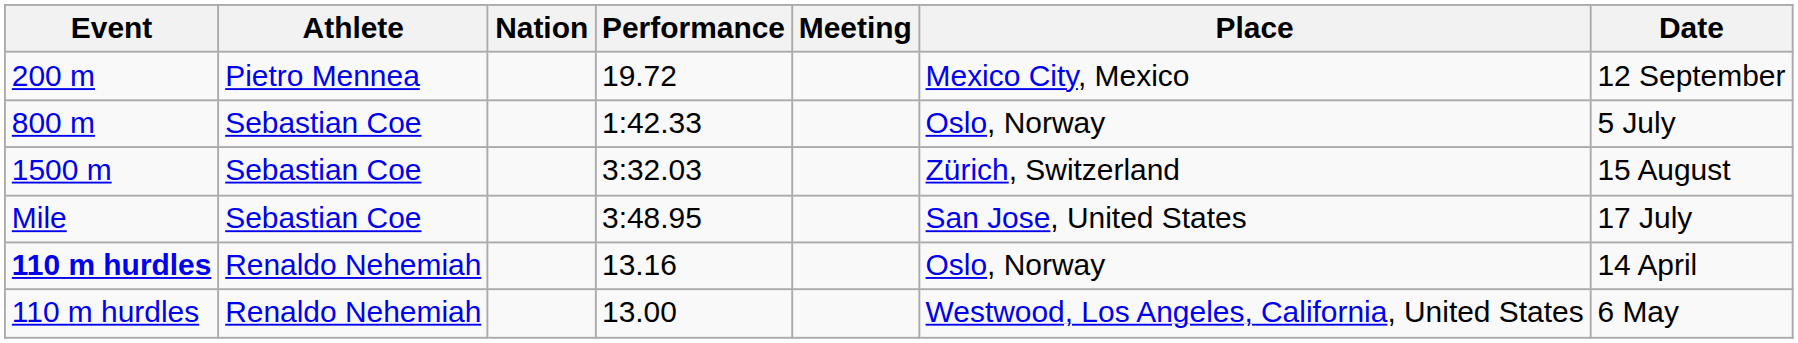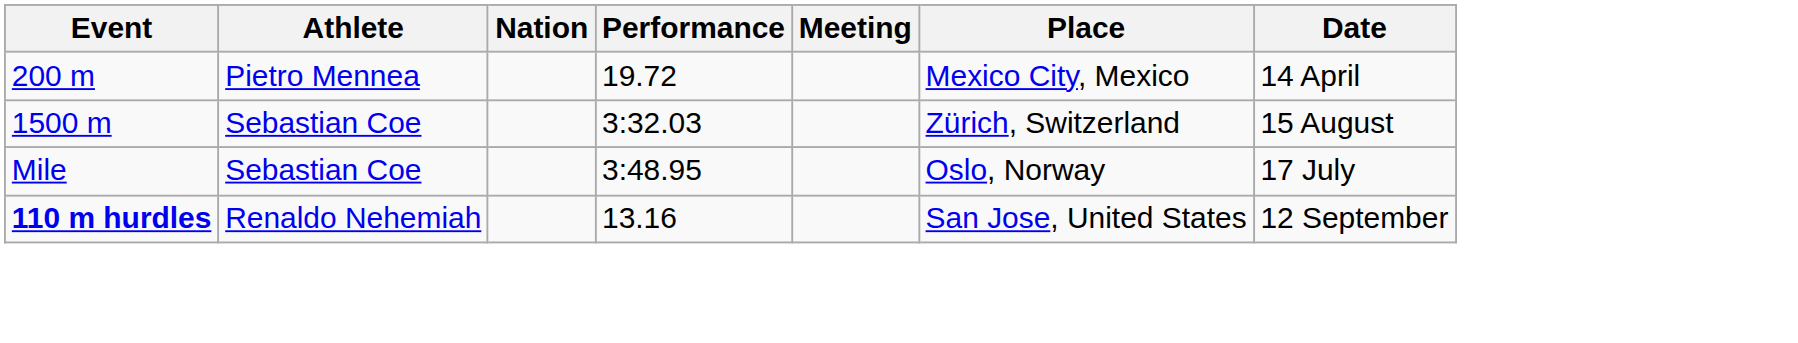(1691, 75) 12 September -> (1310, 75) 14 April
- row: (652, 123)
(1086, 218) San Jose, United States -> (1015, 170) Oslo, Norway
(1015, 265) Oslo, Norway -> (1086, 218) San Jose, United States
(1647, 265) 14 April -> (1354, 218) 12 September
- row: (639, 312)
